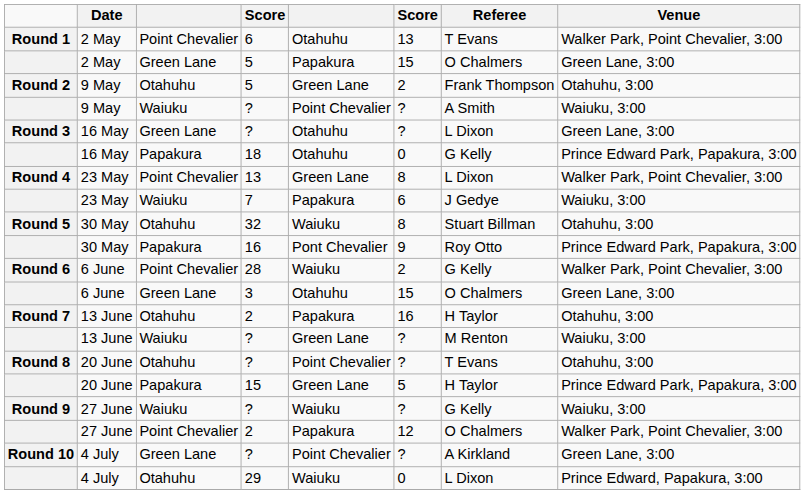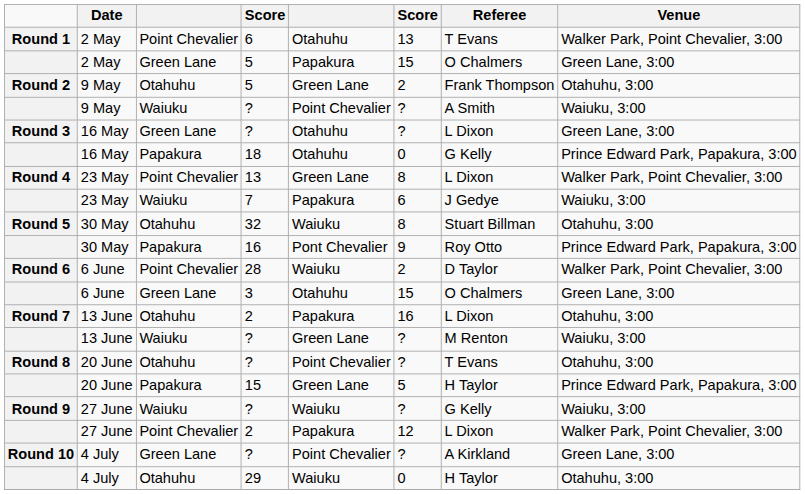(468, 270) G Kelly -> (471, 270) D Taylor
(471, 316) H Taylor -> (469, 316) L Dixon
(483, 431) O Chalmers -> (469, 431) L Dixon
(469, 477) L Dixon -> (471, 477) H Taylor
(662, 477) Prince Edward, Papakura, 3:00 -> (607, 477) Otahuhu, 3:00
